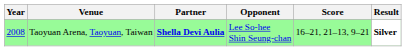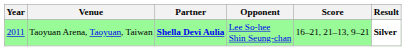(16, 33) 2008 -> (16, 33) 2011
